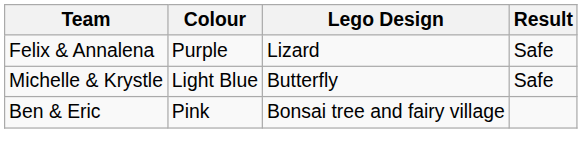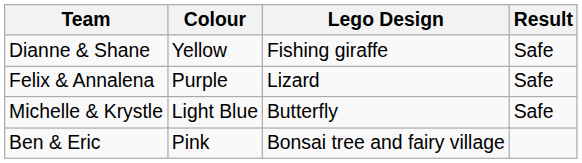+ row: (80, 50)
